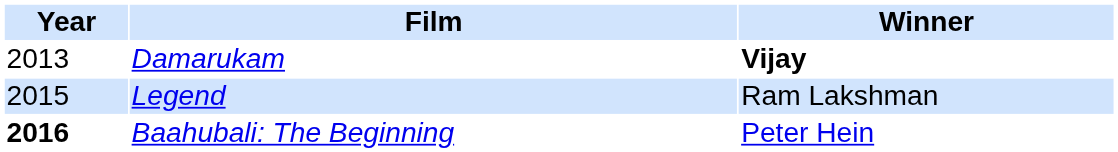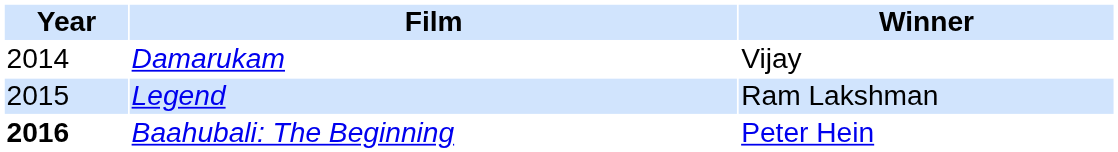(38, 58) 2013 -> (38, 58) 2014
(774, 58) bold -> (771, 58) normal
